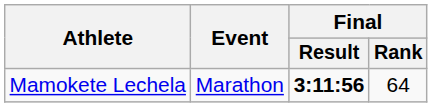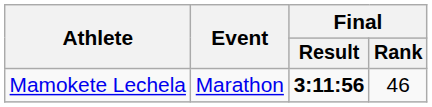(398, 86) 64 -> (398, 86) 46
